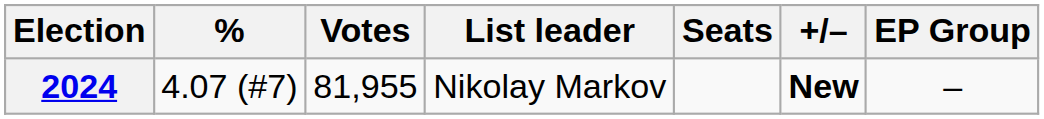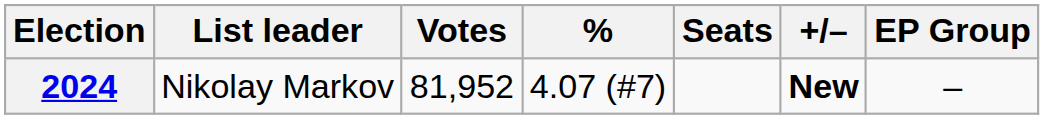columns swapped: (550, 31) <-> (229, 31)
(365, 85) 81,955 -> (462, 85) 81,952
